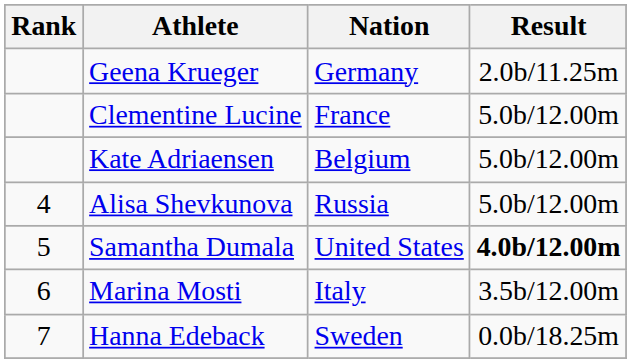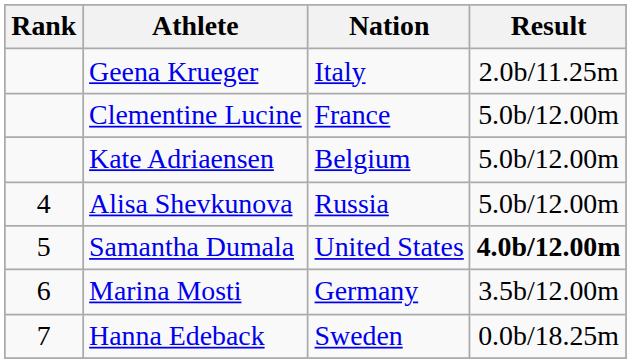(366, 70) Germany -> (340, 70) Italy
(340, 291) Italy -> (366, 291) Germany
